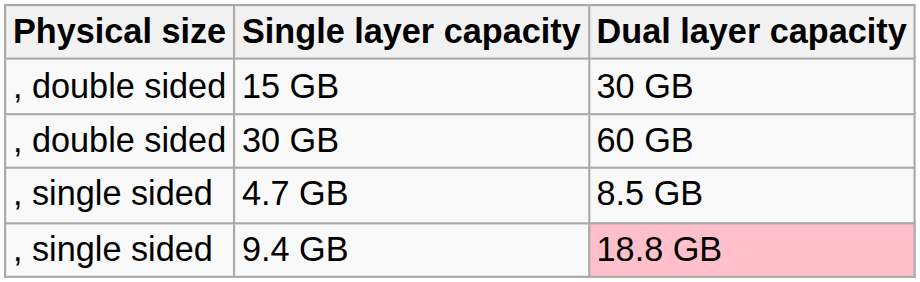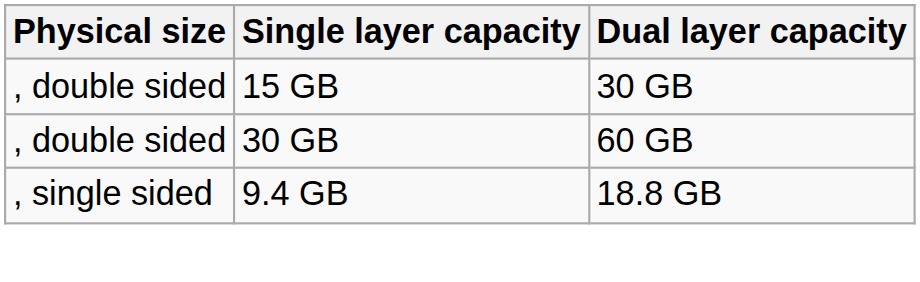- row: (295, 194)
(659, 248) pink background -> (659, 194) no background
